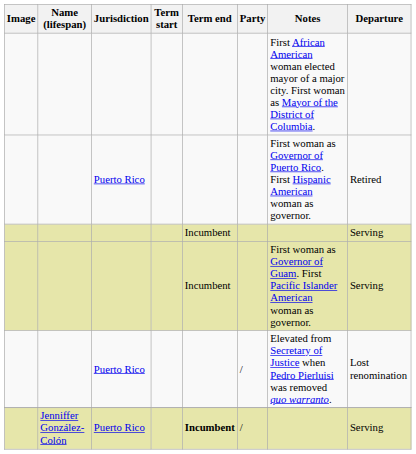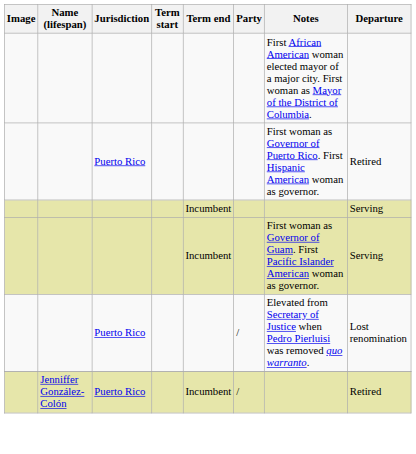(210, 428) bold -> (208, 392) normal
(367, 428) Serving -> (366, 392) Retired
